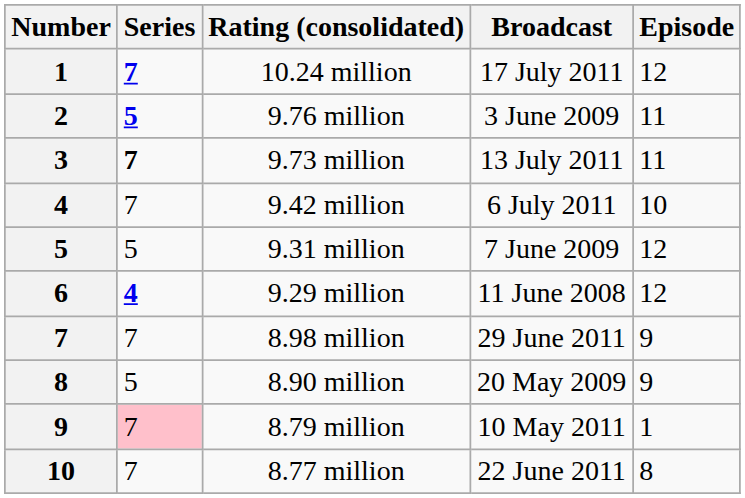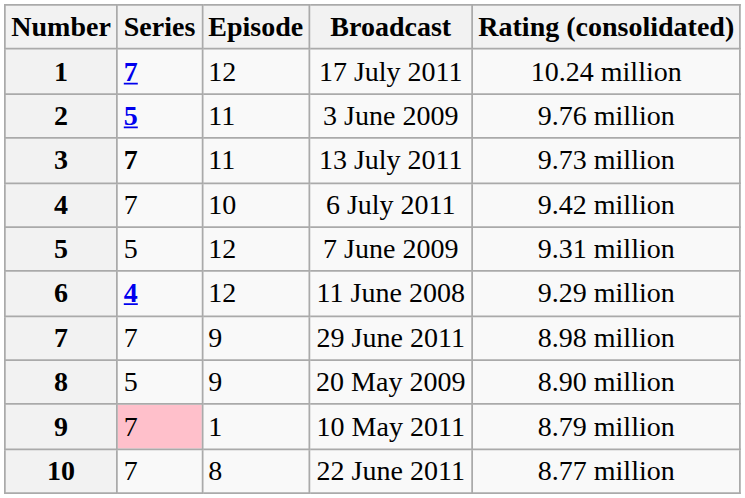columns swapped: (687, 26) <-> (336, 26)
